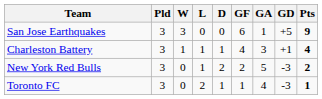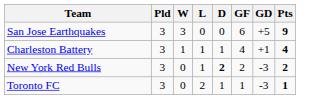- column: (264, 13)
(222, 67) normal -> (222, 67) bold
